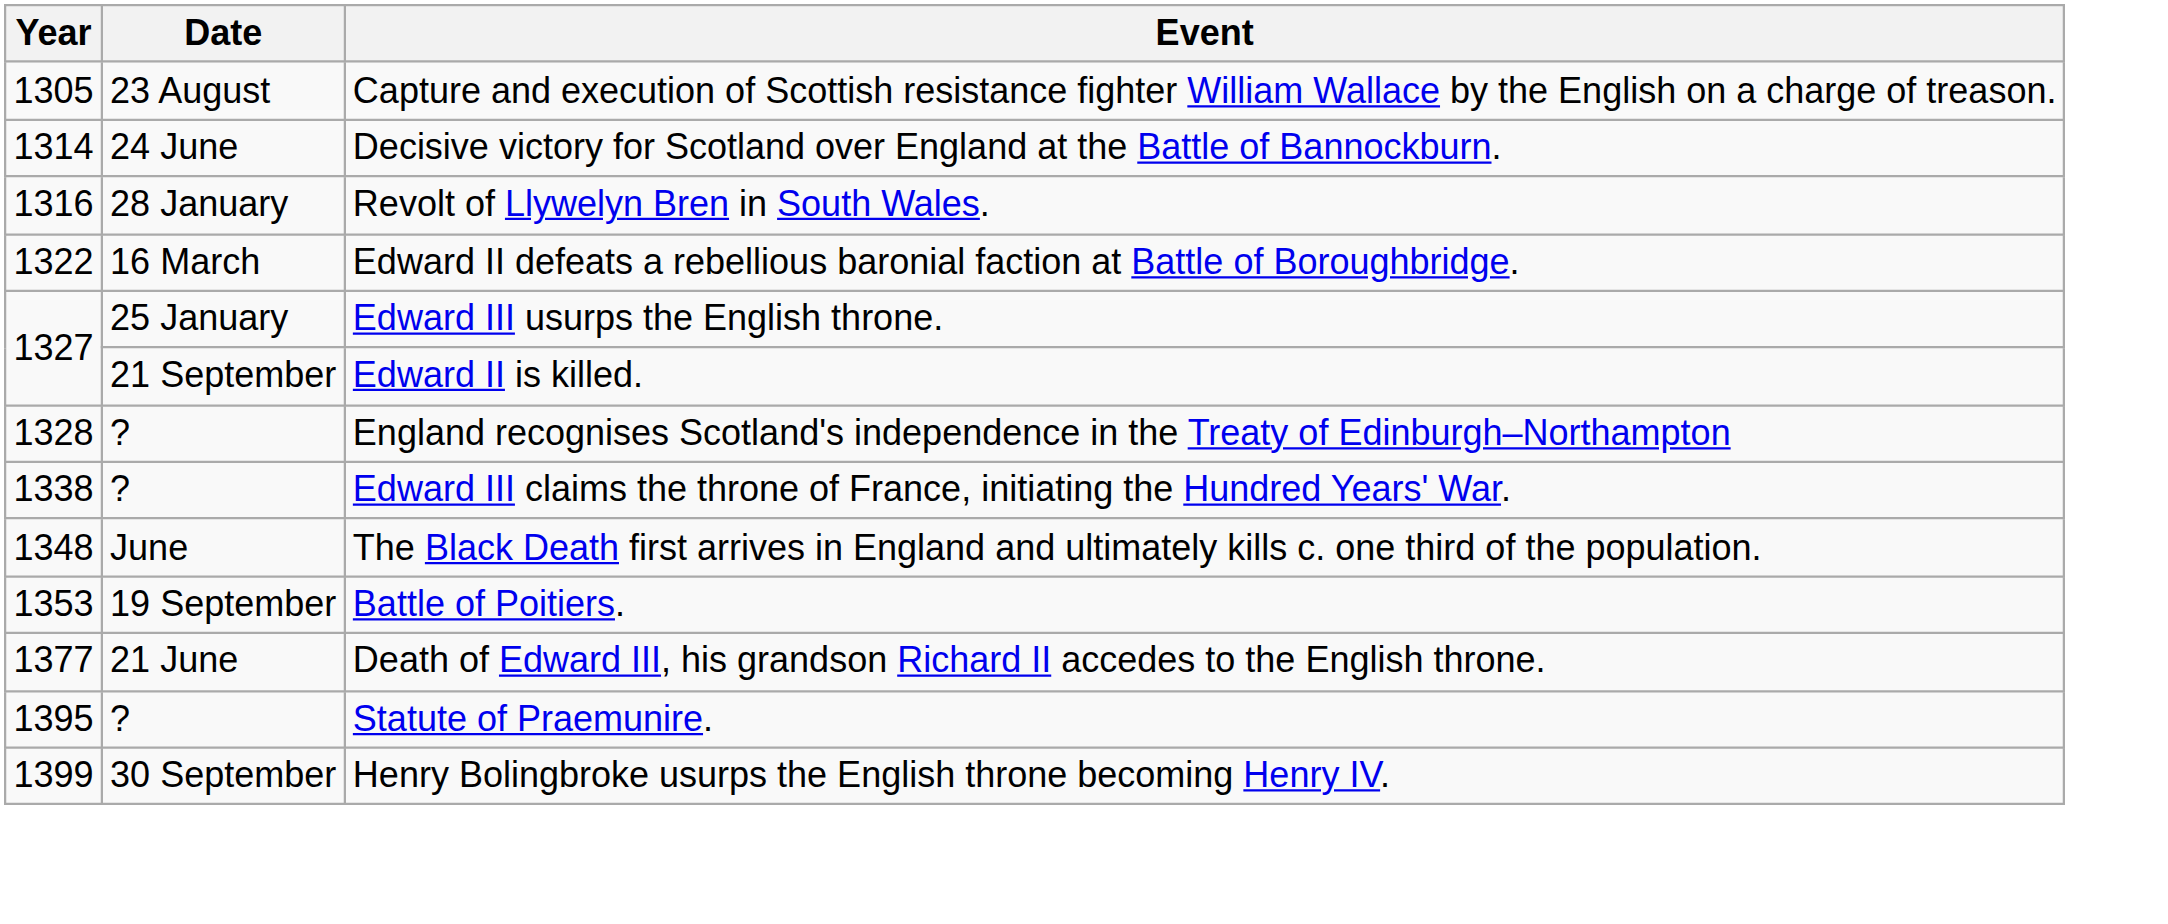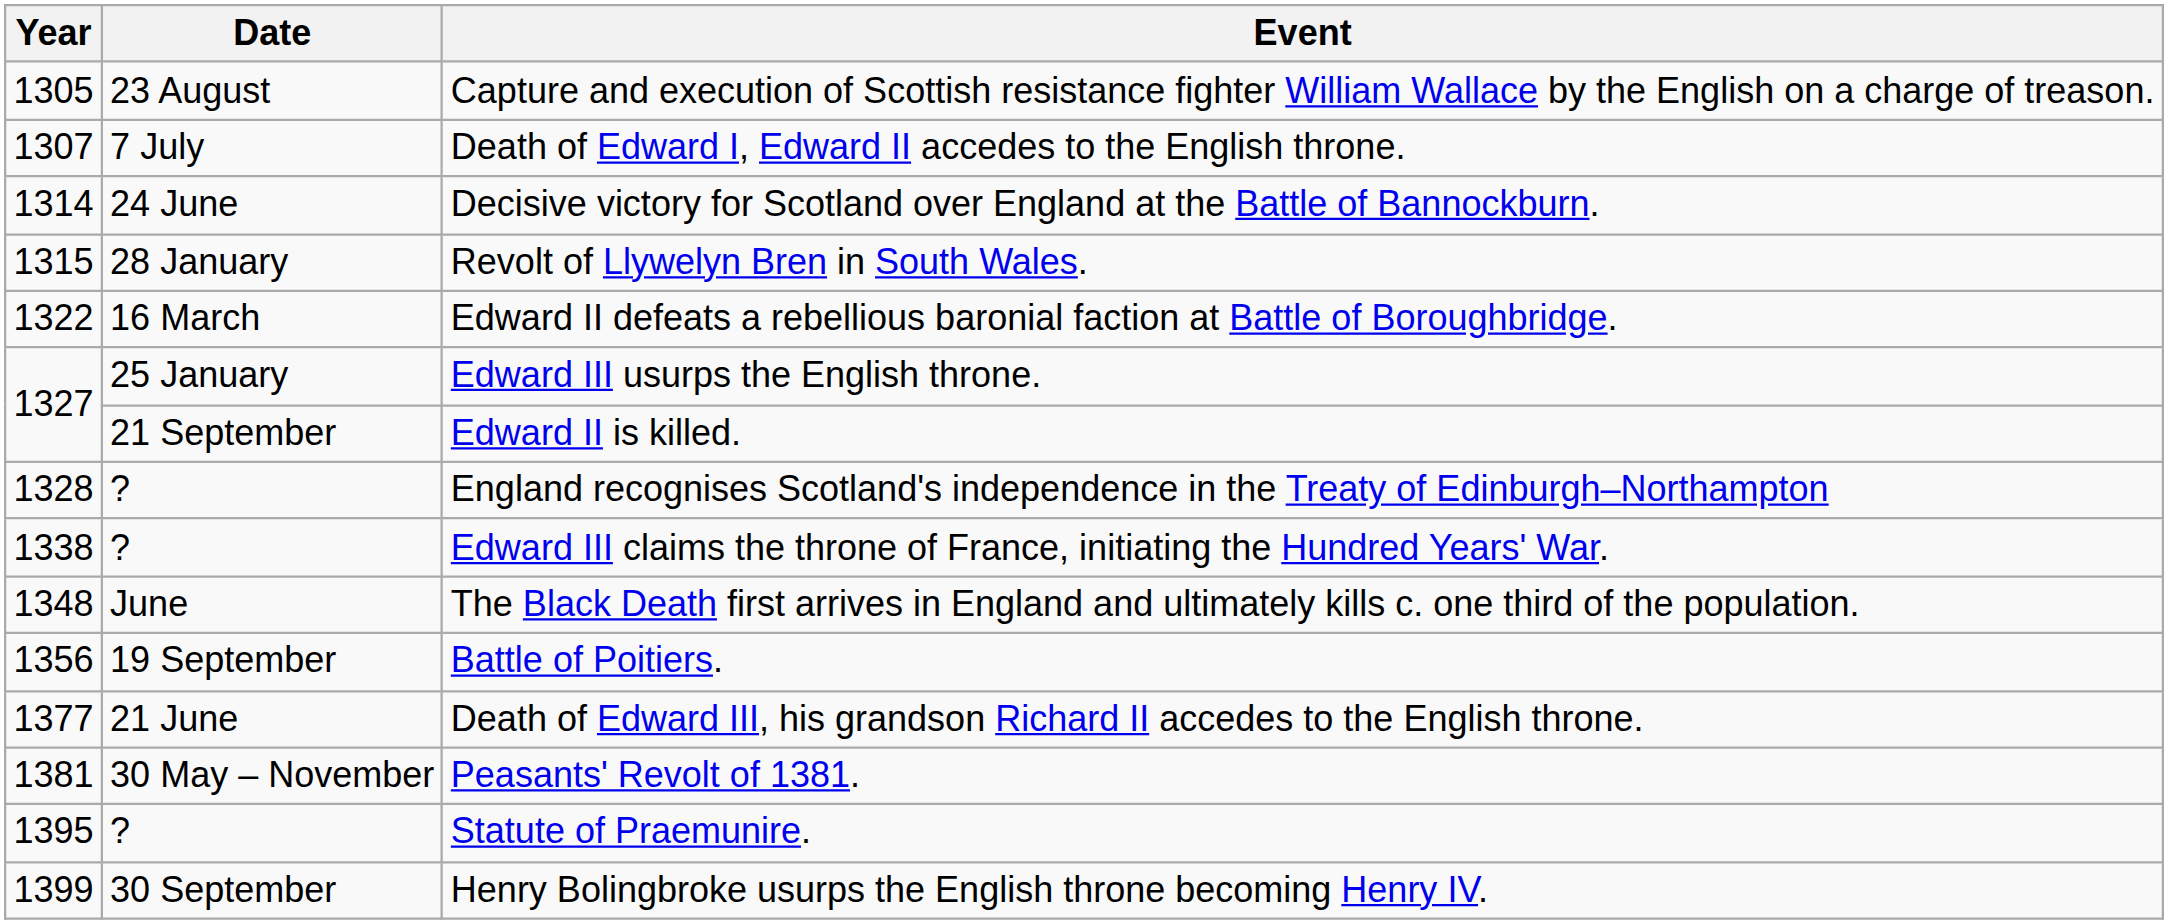+ row: (928, 147)
(53, 204) 1316 -> (53, 261) 1315
(53, 603) 1353 -> (53, 661) 1356
+ row: (655, 775)
